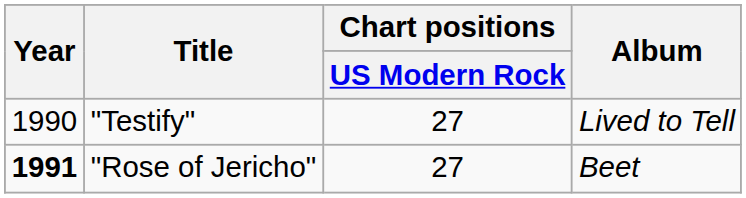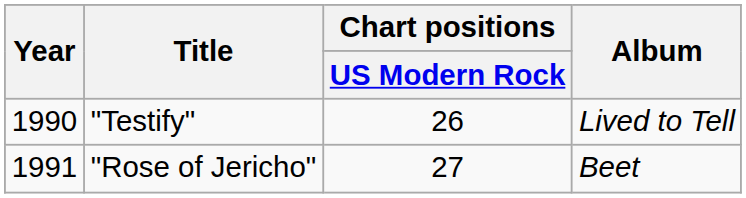(448, 121) 27 -> (448, 121) 26
(44, 167) bold -> (44, 167) normal
